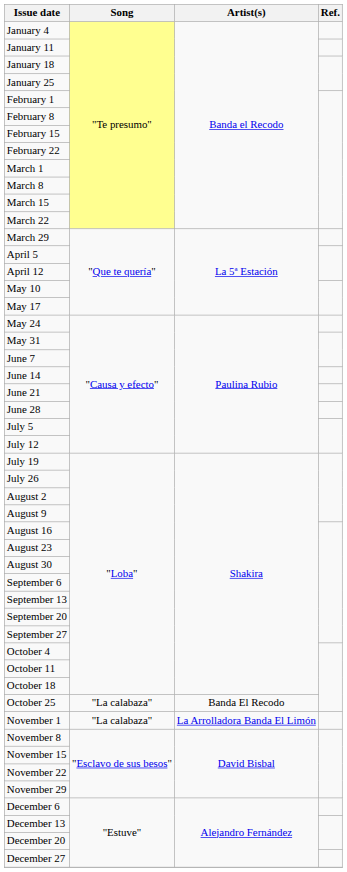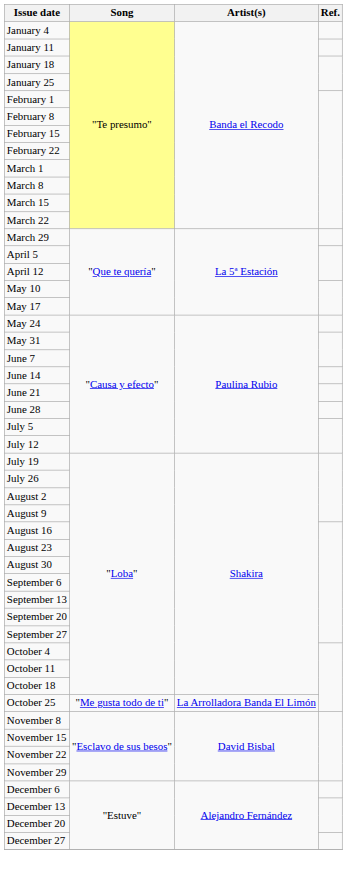(122, 703) "La calabaza" -> (122, 703) "Me gusta todo de ti"
(246, 703) Banda El Recodo -> (246, 703) La Arrolladora Banda El Limón
- row: (34, 720)
